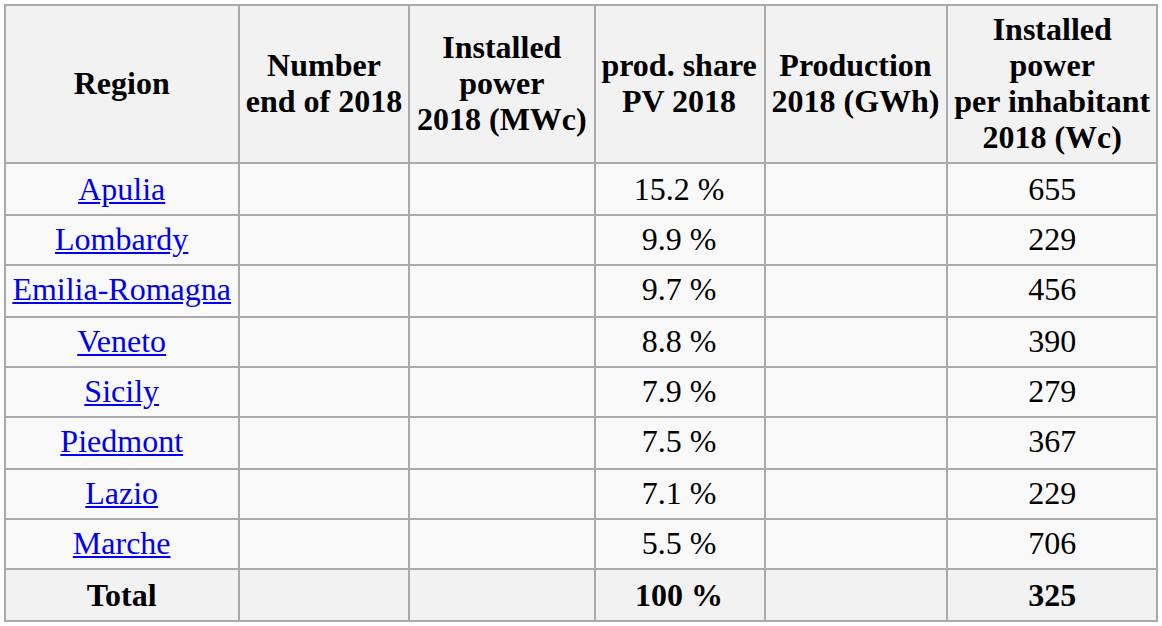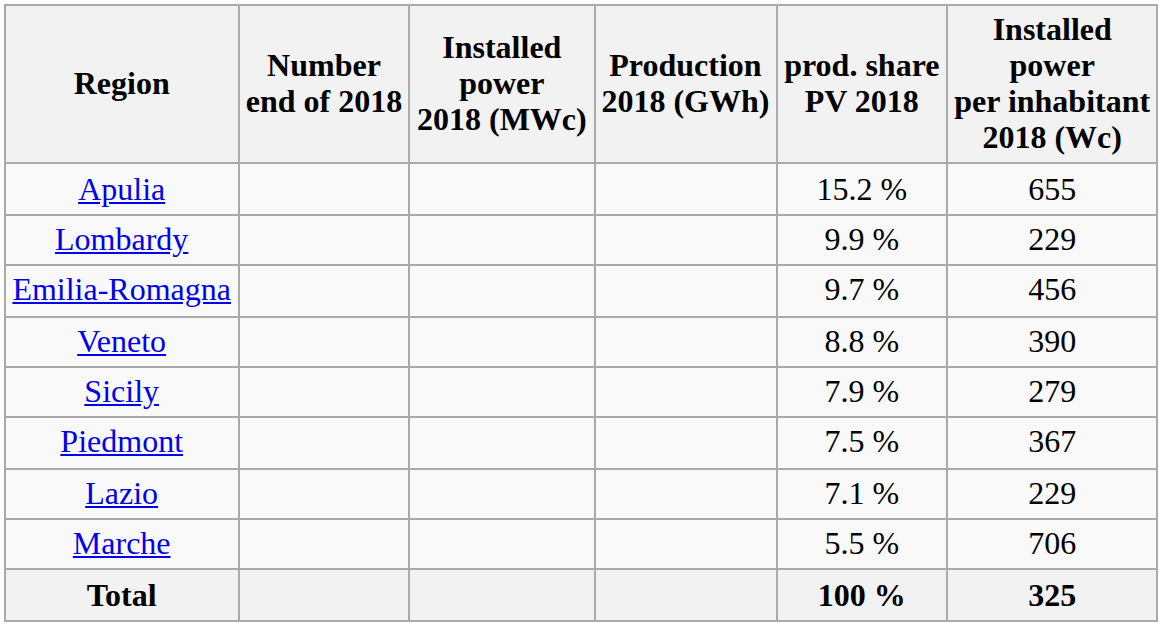columns swapped: (856, 83) <-> (679, 83)
